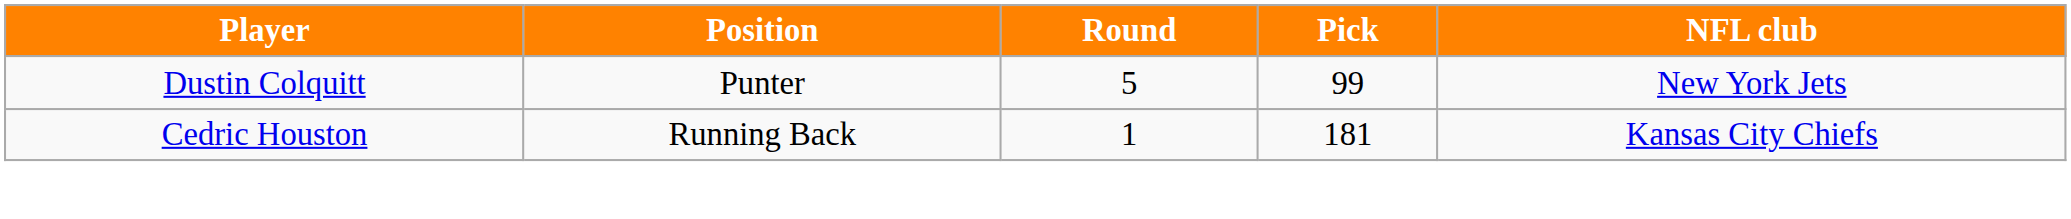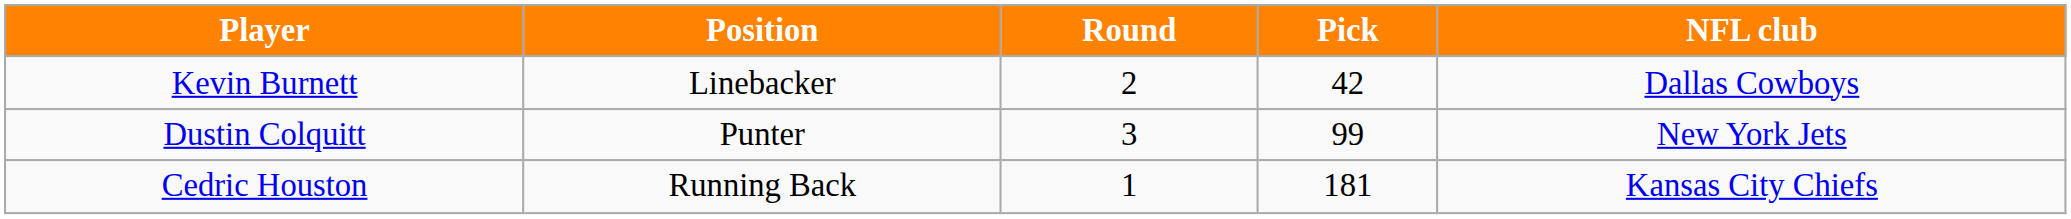+ row: (265, 82)
(1129, 82) 5 -> (1129, 133) 3
